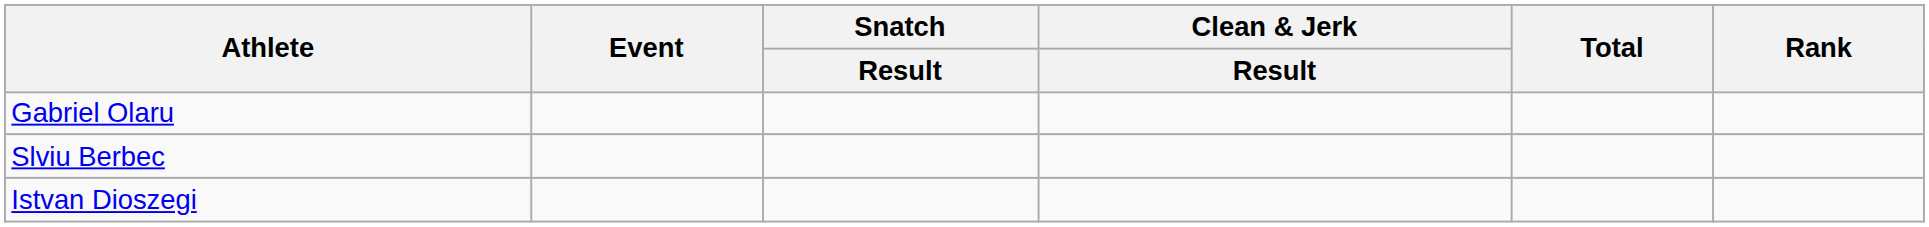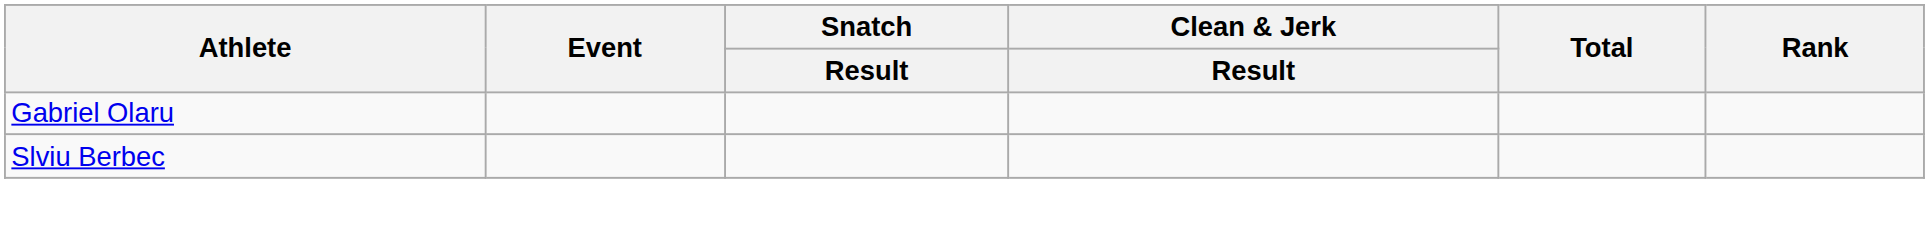- row: (104, 200)
